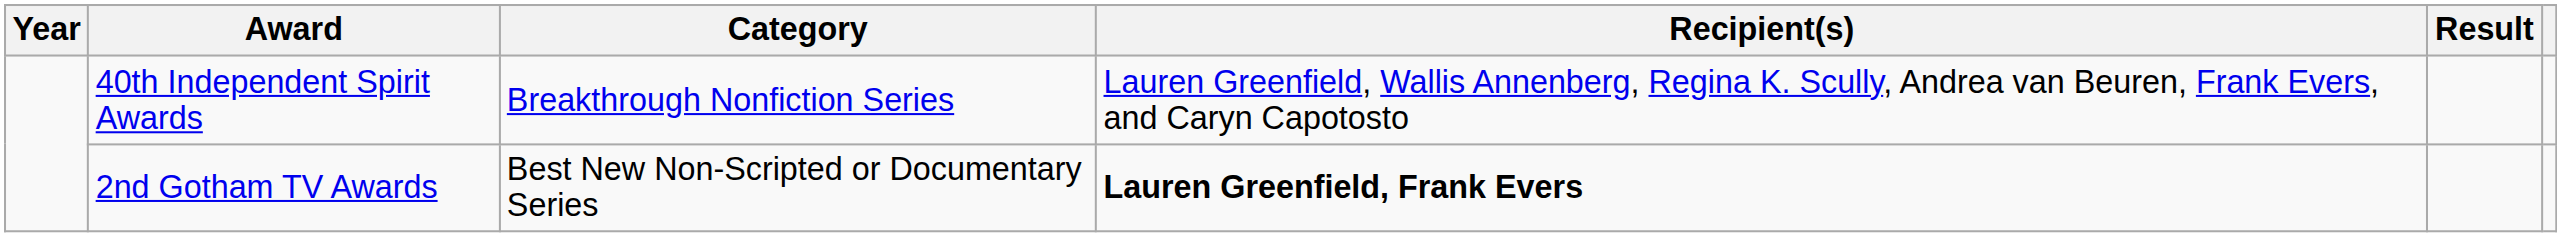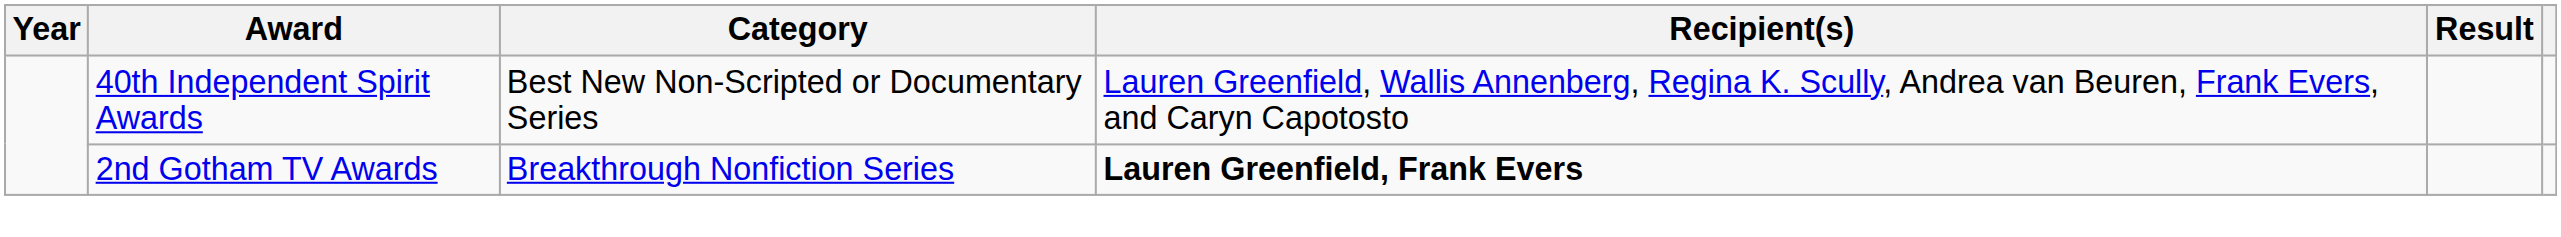(731, 99) Breakthrough Nonfiction Series -> (794, 99) Best New Non-Scripted or Documentary Series
(794, 187) Best New Non-Scripted or Documentary Series -> (731, 169) Breakthrough Nonfiction Series
